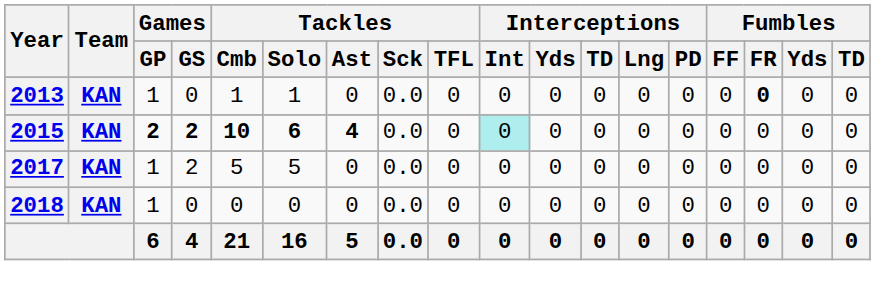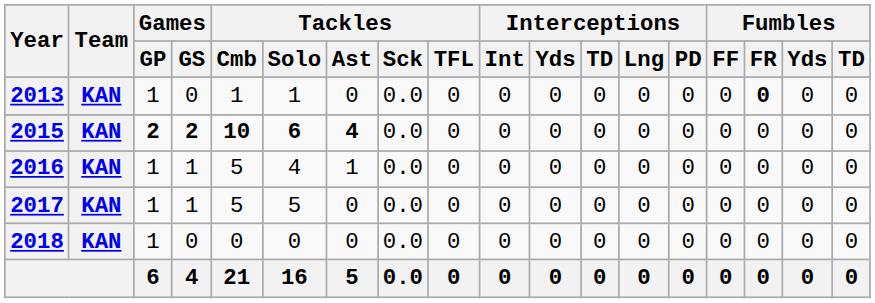(505, 132) paleturquoise background -> (505, 132) no background
+ row: (37, 169)
(192, 169) 2 -> (192, 205) 1
